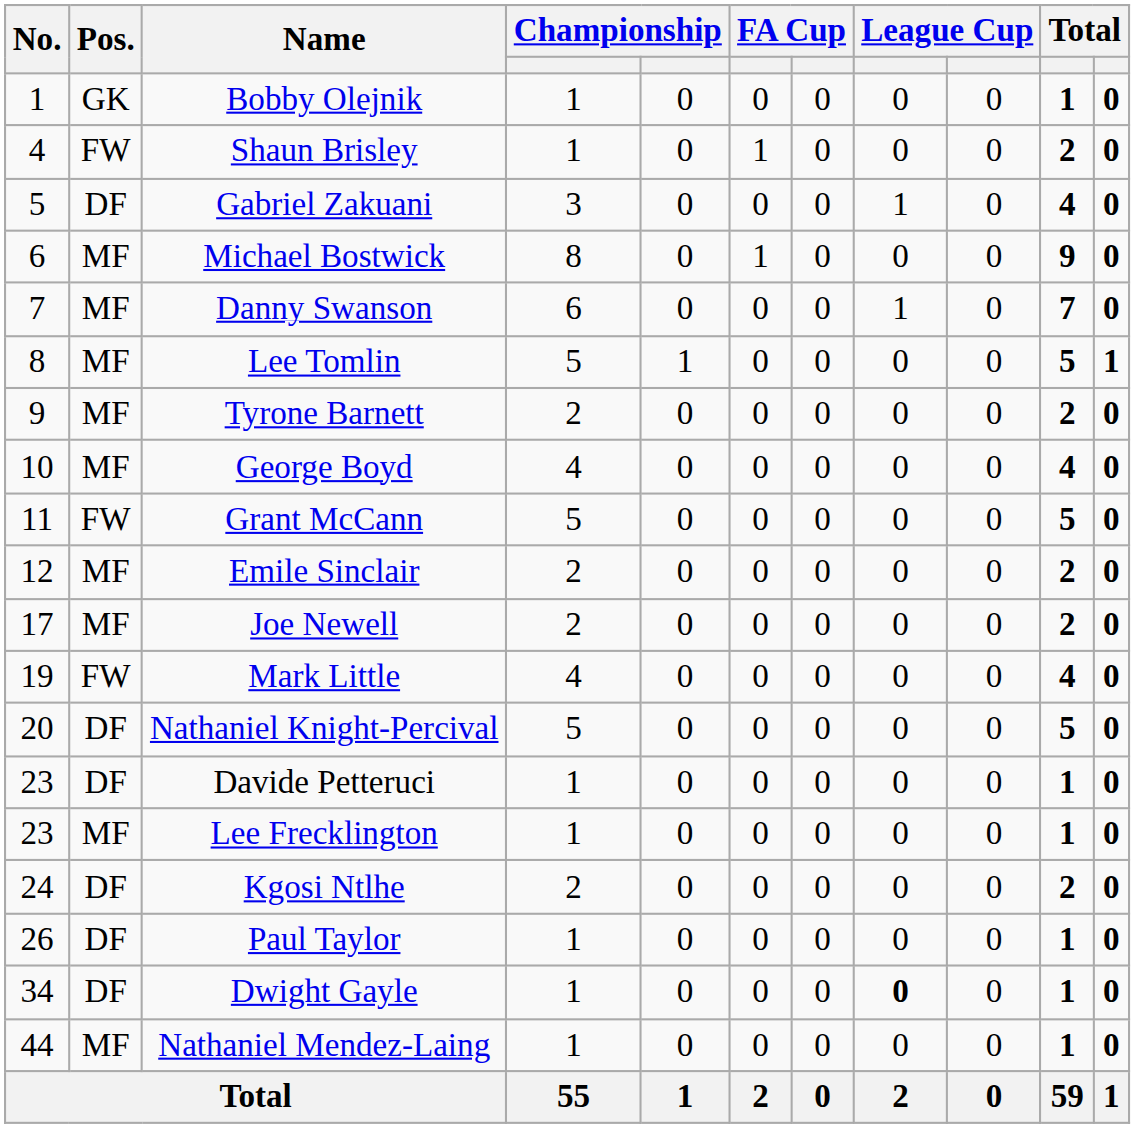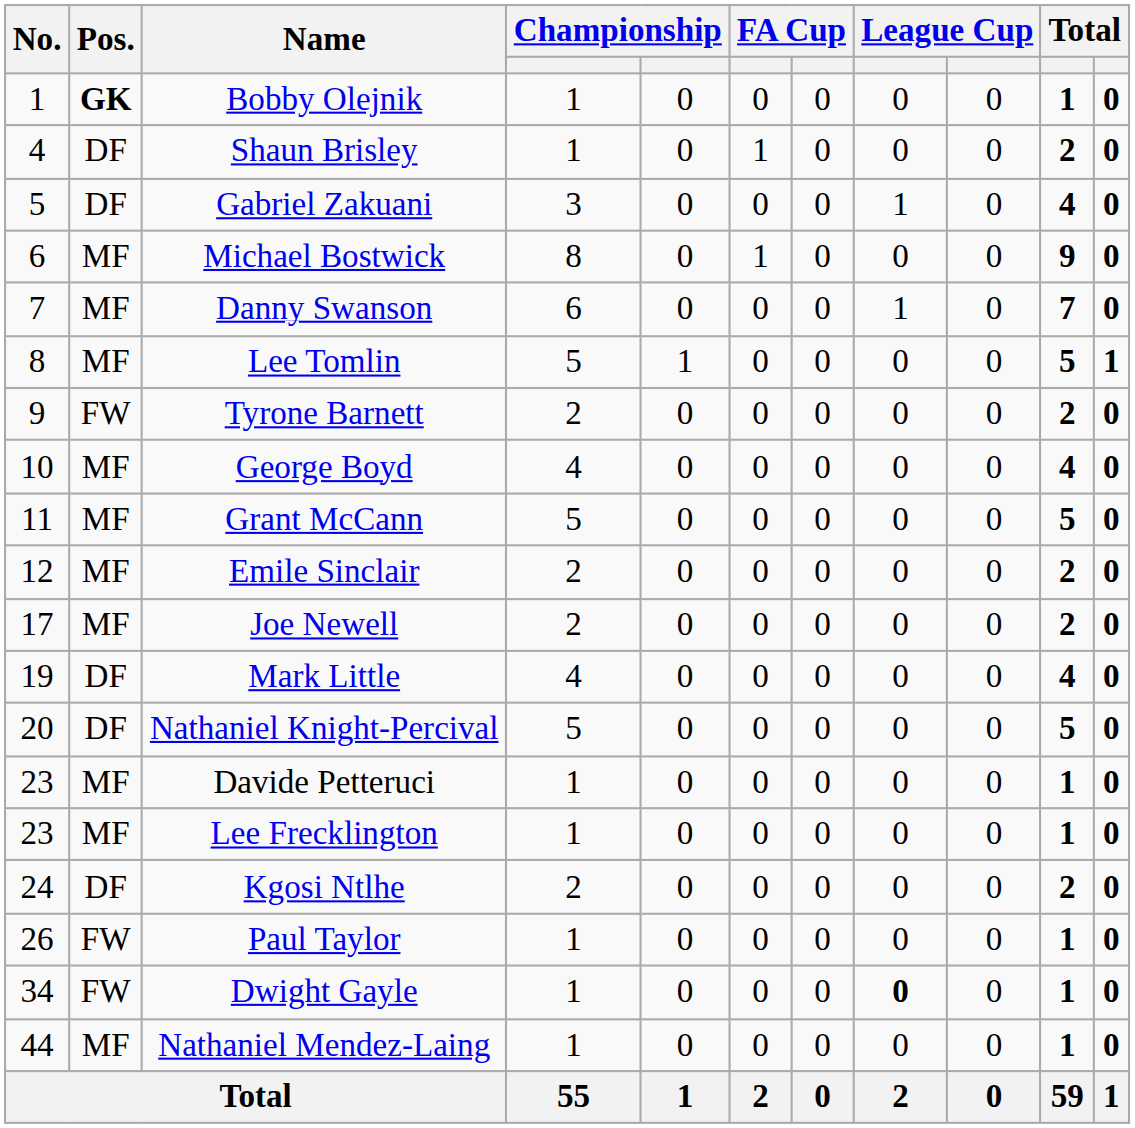(106, 98) normal -> (106, 98) bold
(106, 151) FW -> (106, 151) DF
(106, 413) MF -> (106, 413) FW
(106, 518) FW -> (106, 518) MF
(106, 676) FW -> (106, 676) DF
(106, 781) DF -> (106, 781) MF
(106, 938) DF -> (106, 938) FW
(106, 991) DF -> (106, 991) FW
